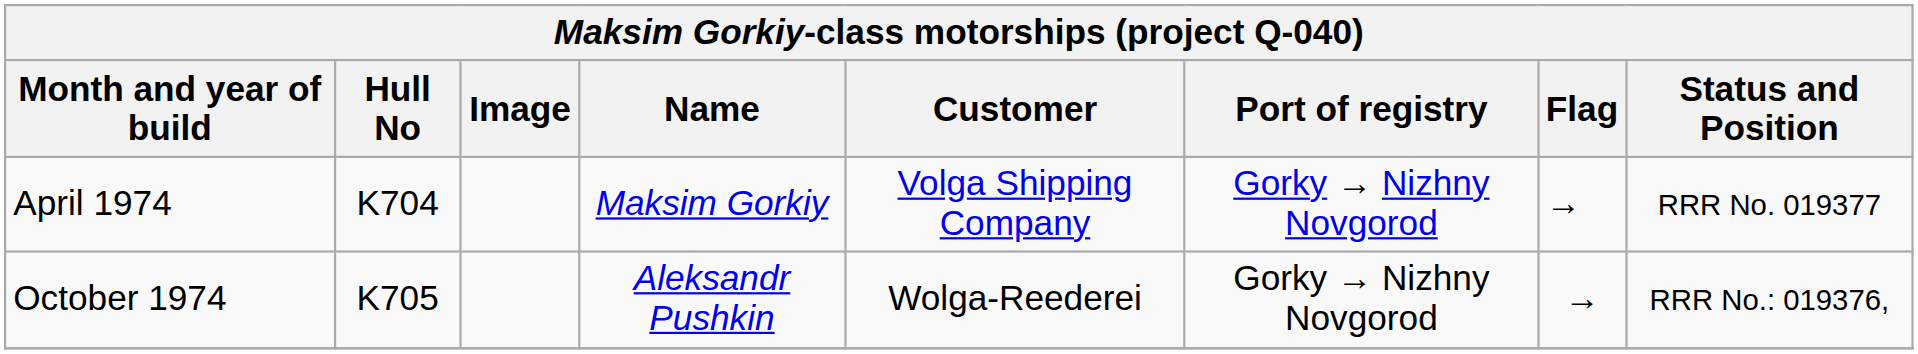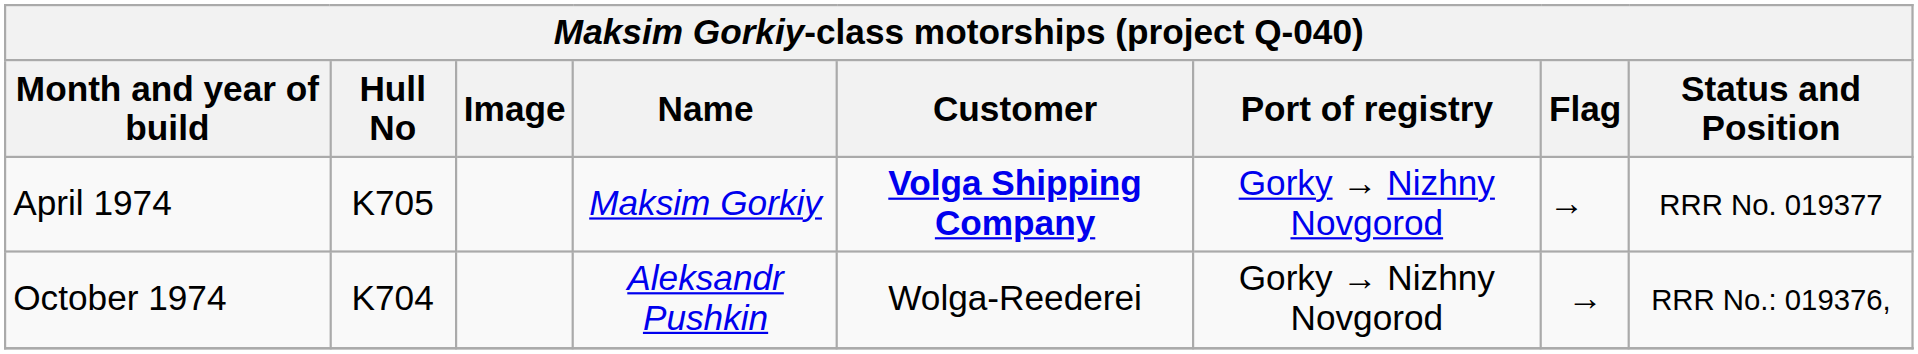(398, 203) K704 -> (393, 203) K705
(1015, 203) normal -> (1015, 203) bold
(398, 298) K705 -> (393, 298) K704
